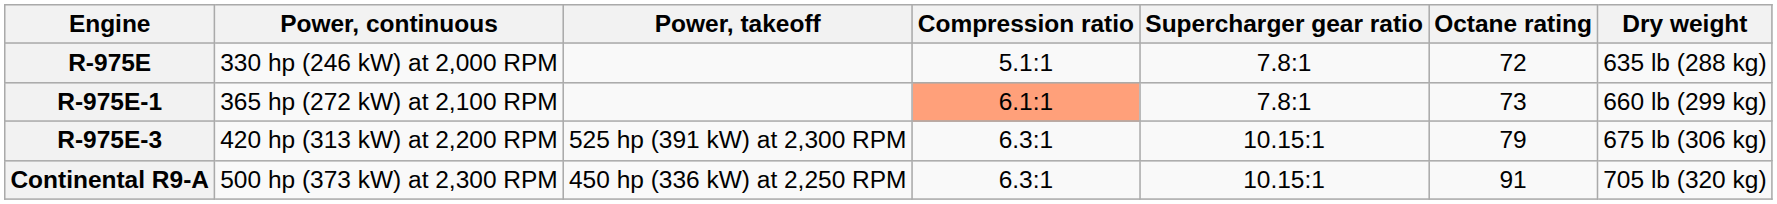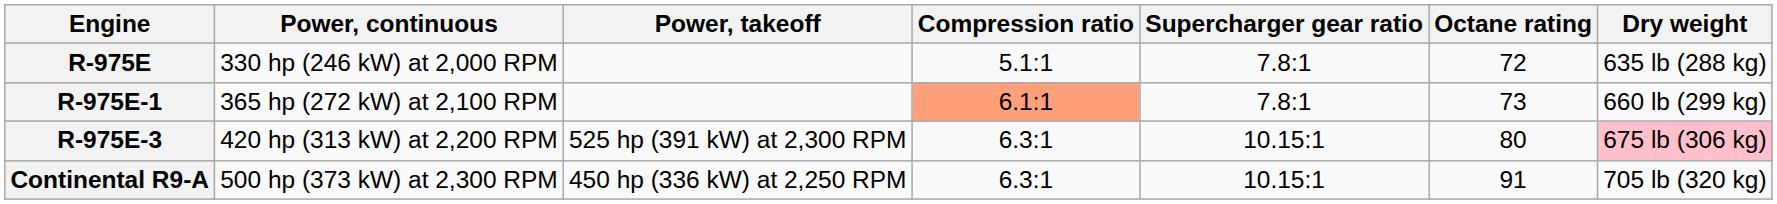(1513, 140) 79 -> (1513, 140) 80
(1685, 140) no background -> (1685, 140) pink background
